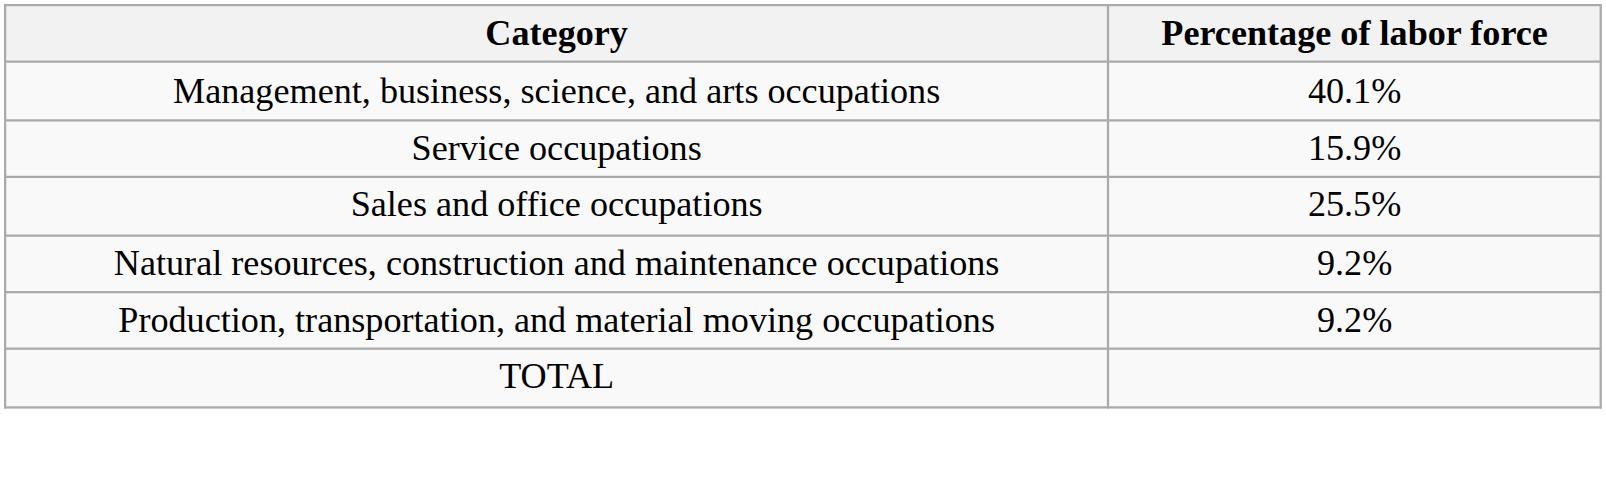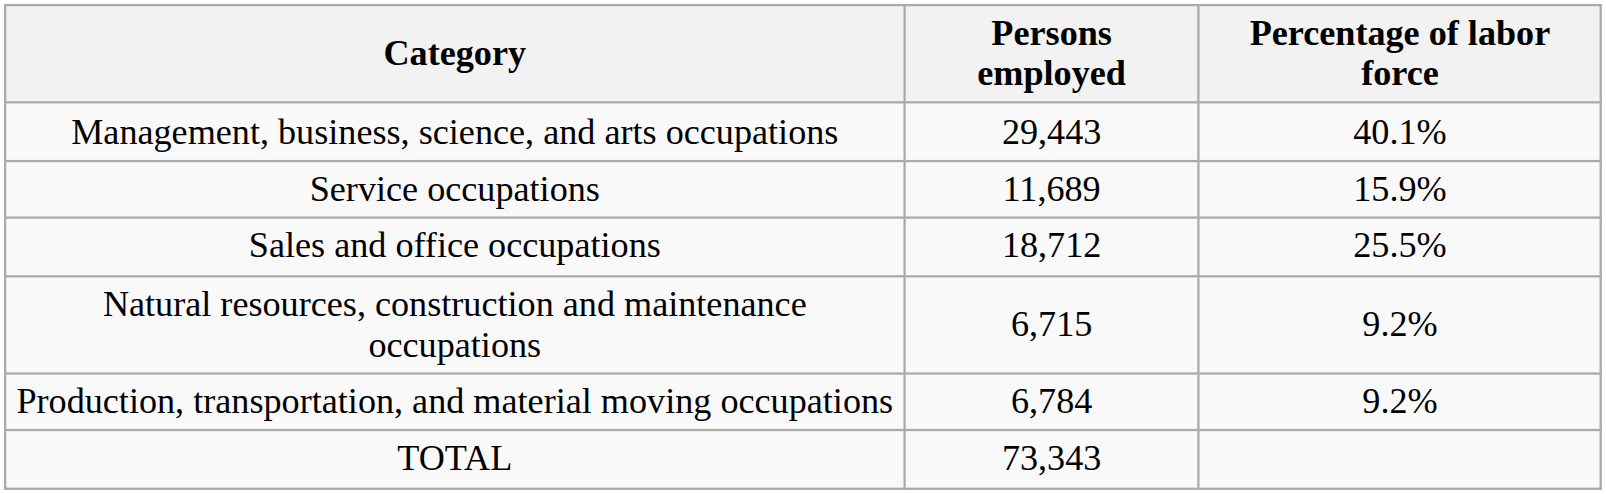+ column: (1052, 53)
